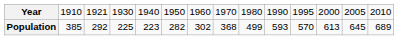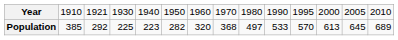(203, 27) 302 -> (203, 27) 320
(254, 27) 499 -> (254, 27) 497
(280, 27) 593 -> (280, 27) 533
